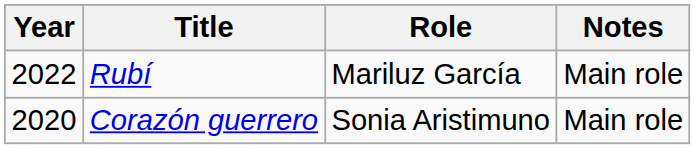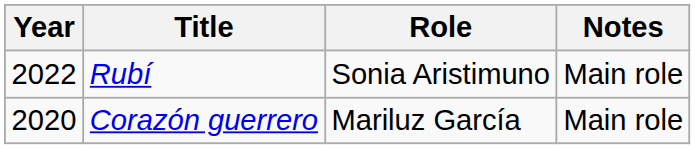(426, 73) Mariluz García -> (441, 73) Sonia Aristimuno
(441, 119) Sonia Aristimuno -> (426, 119) Mariluz García
